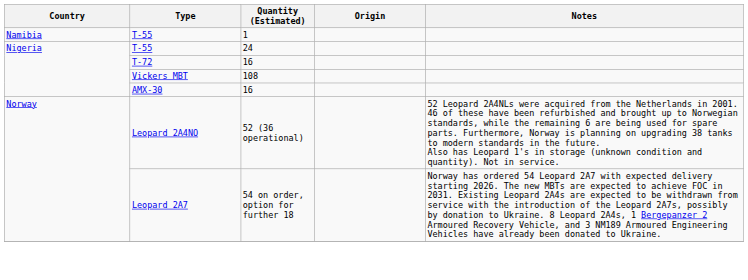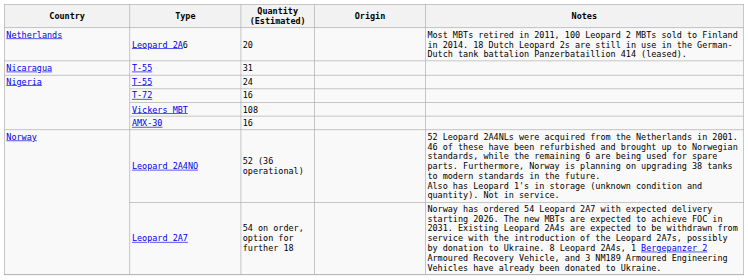- row: (142, 35)
+ row: (160, 44)
+ row: (142, 68)
